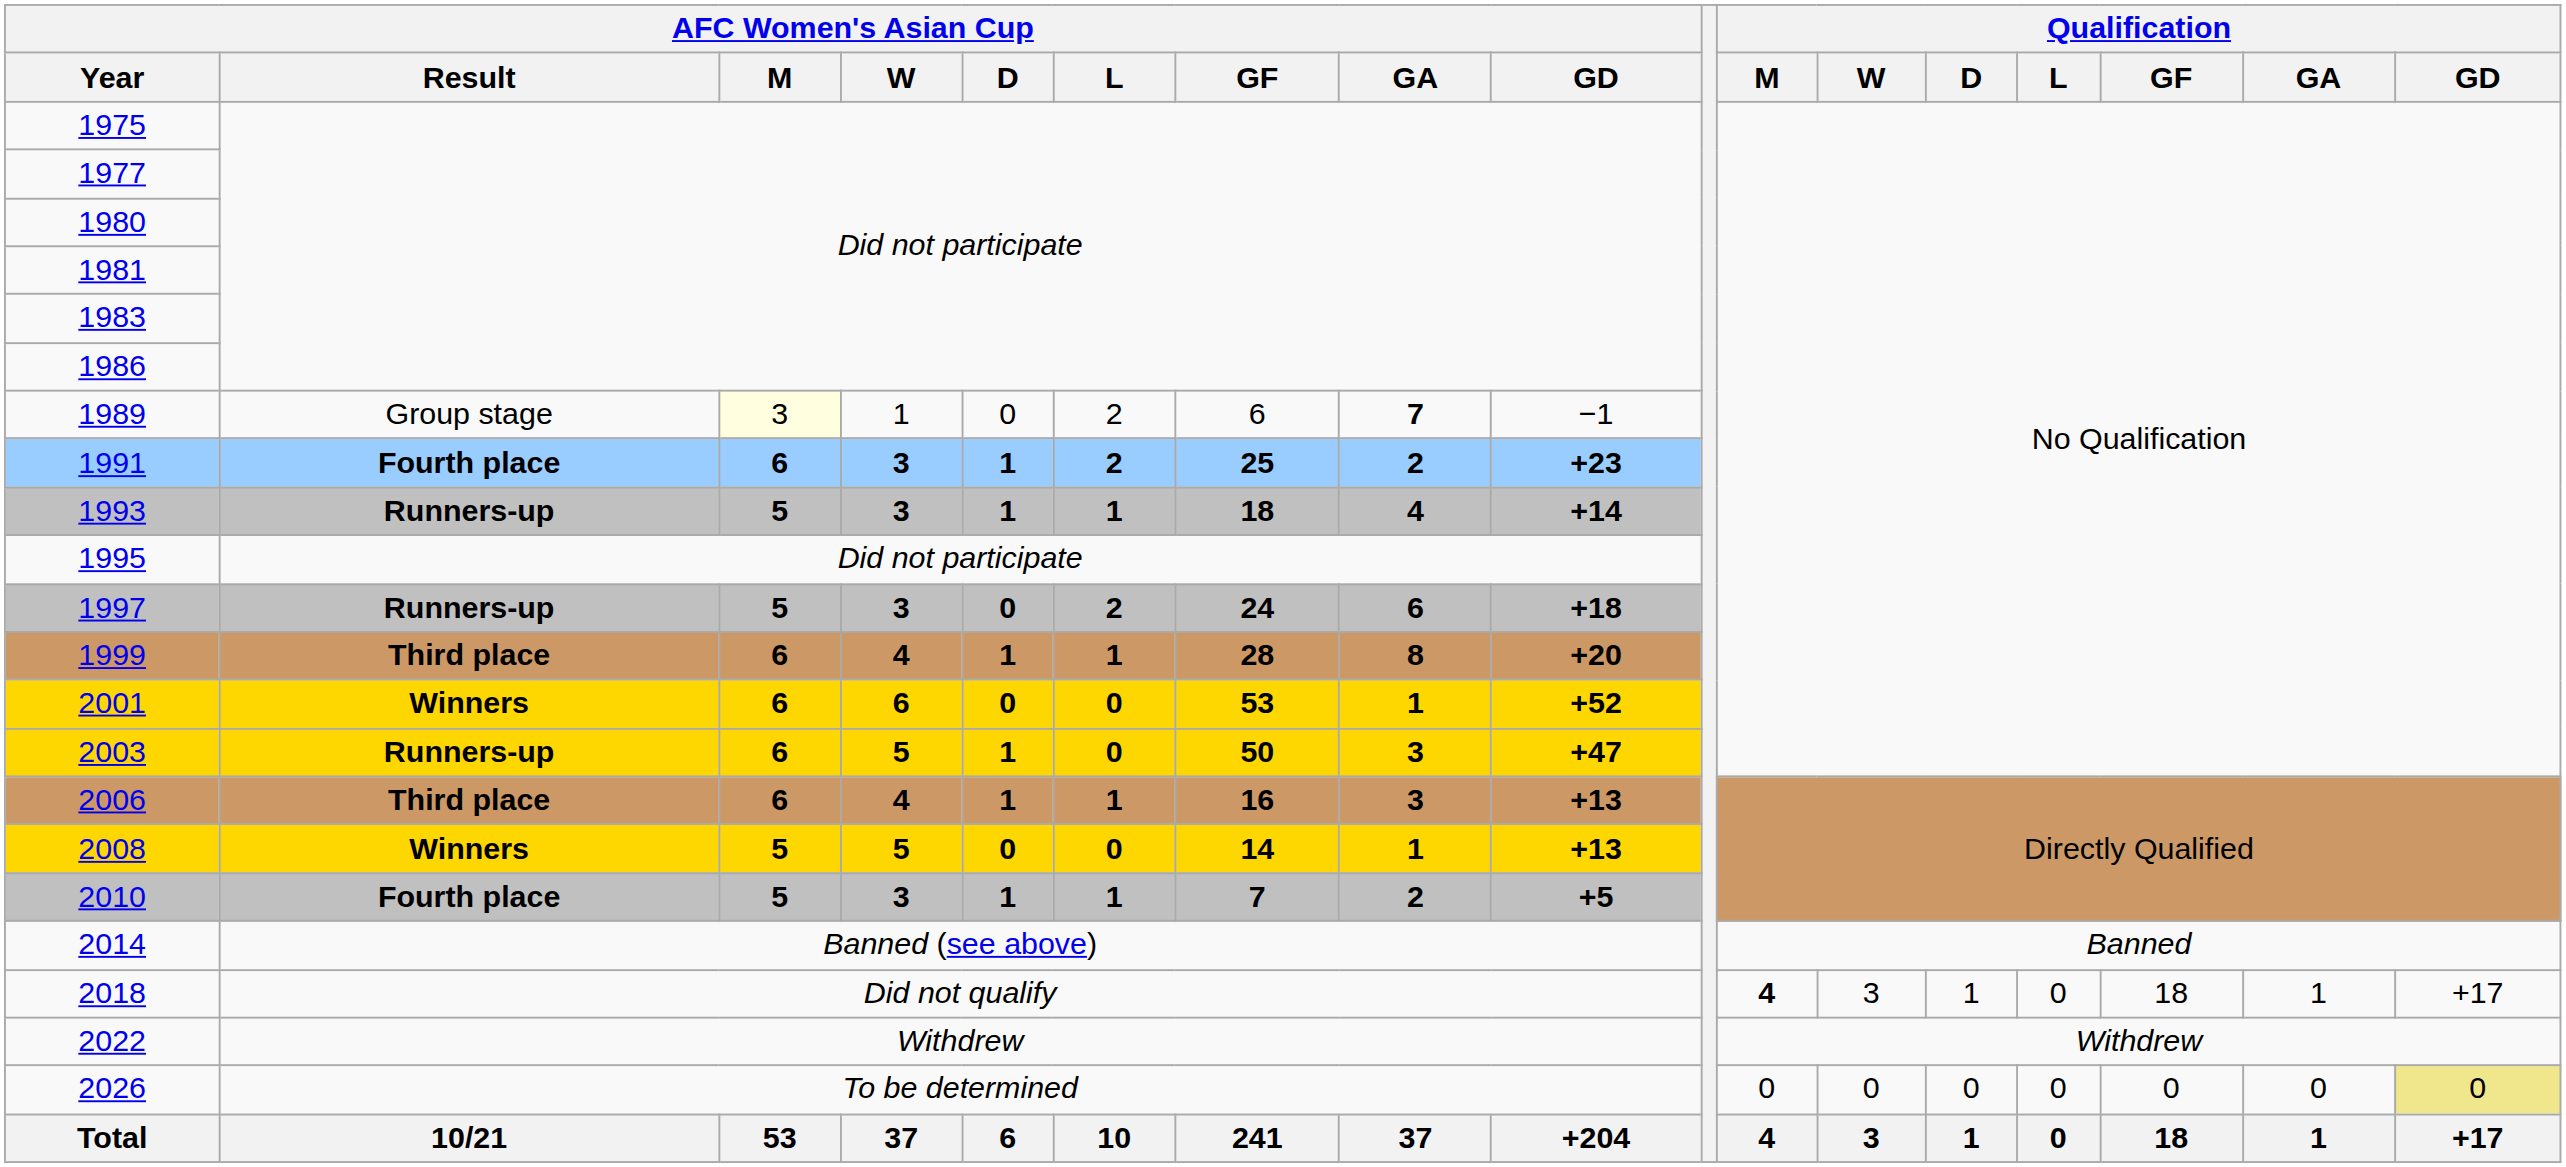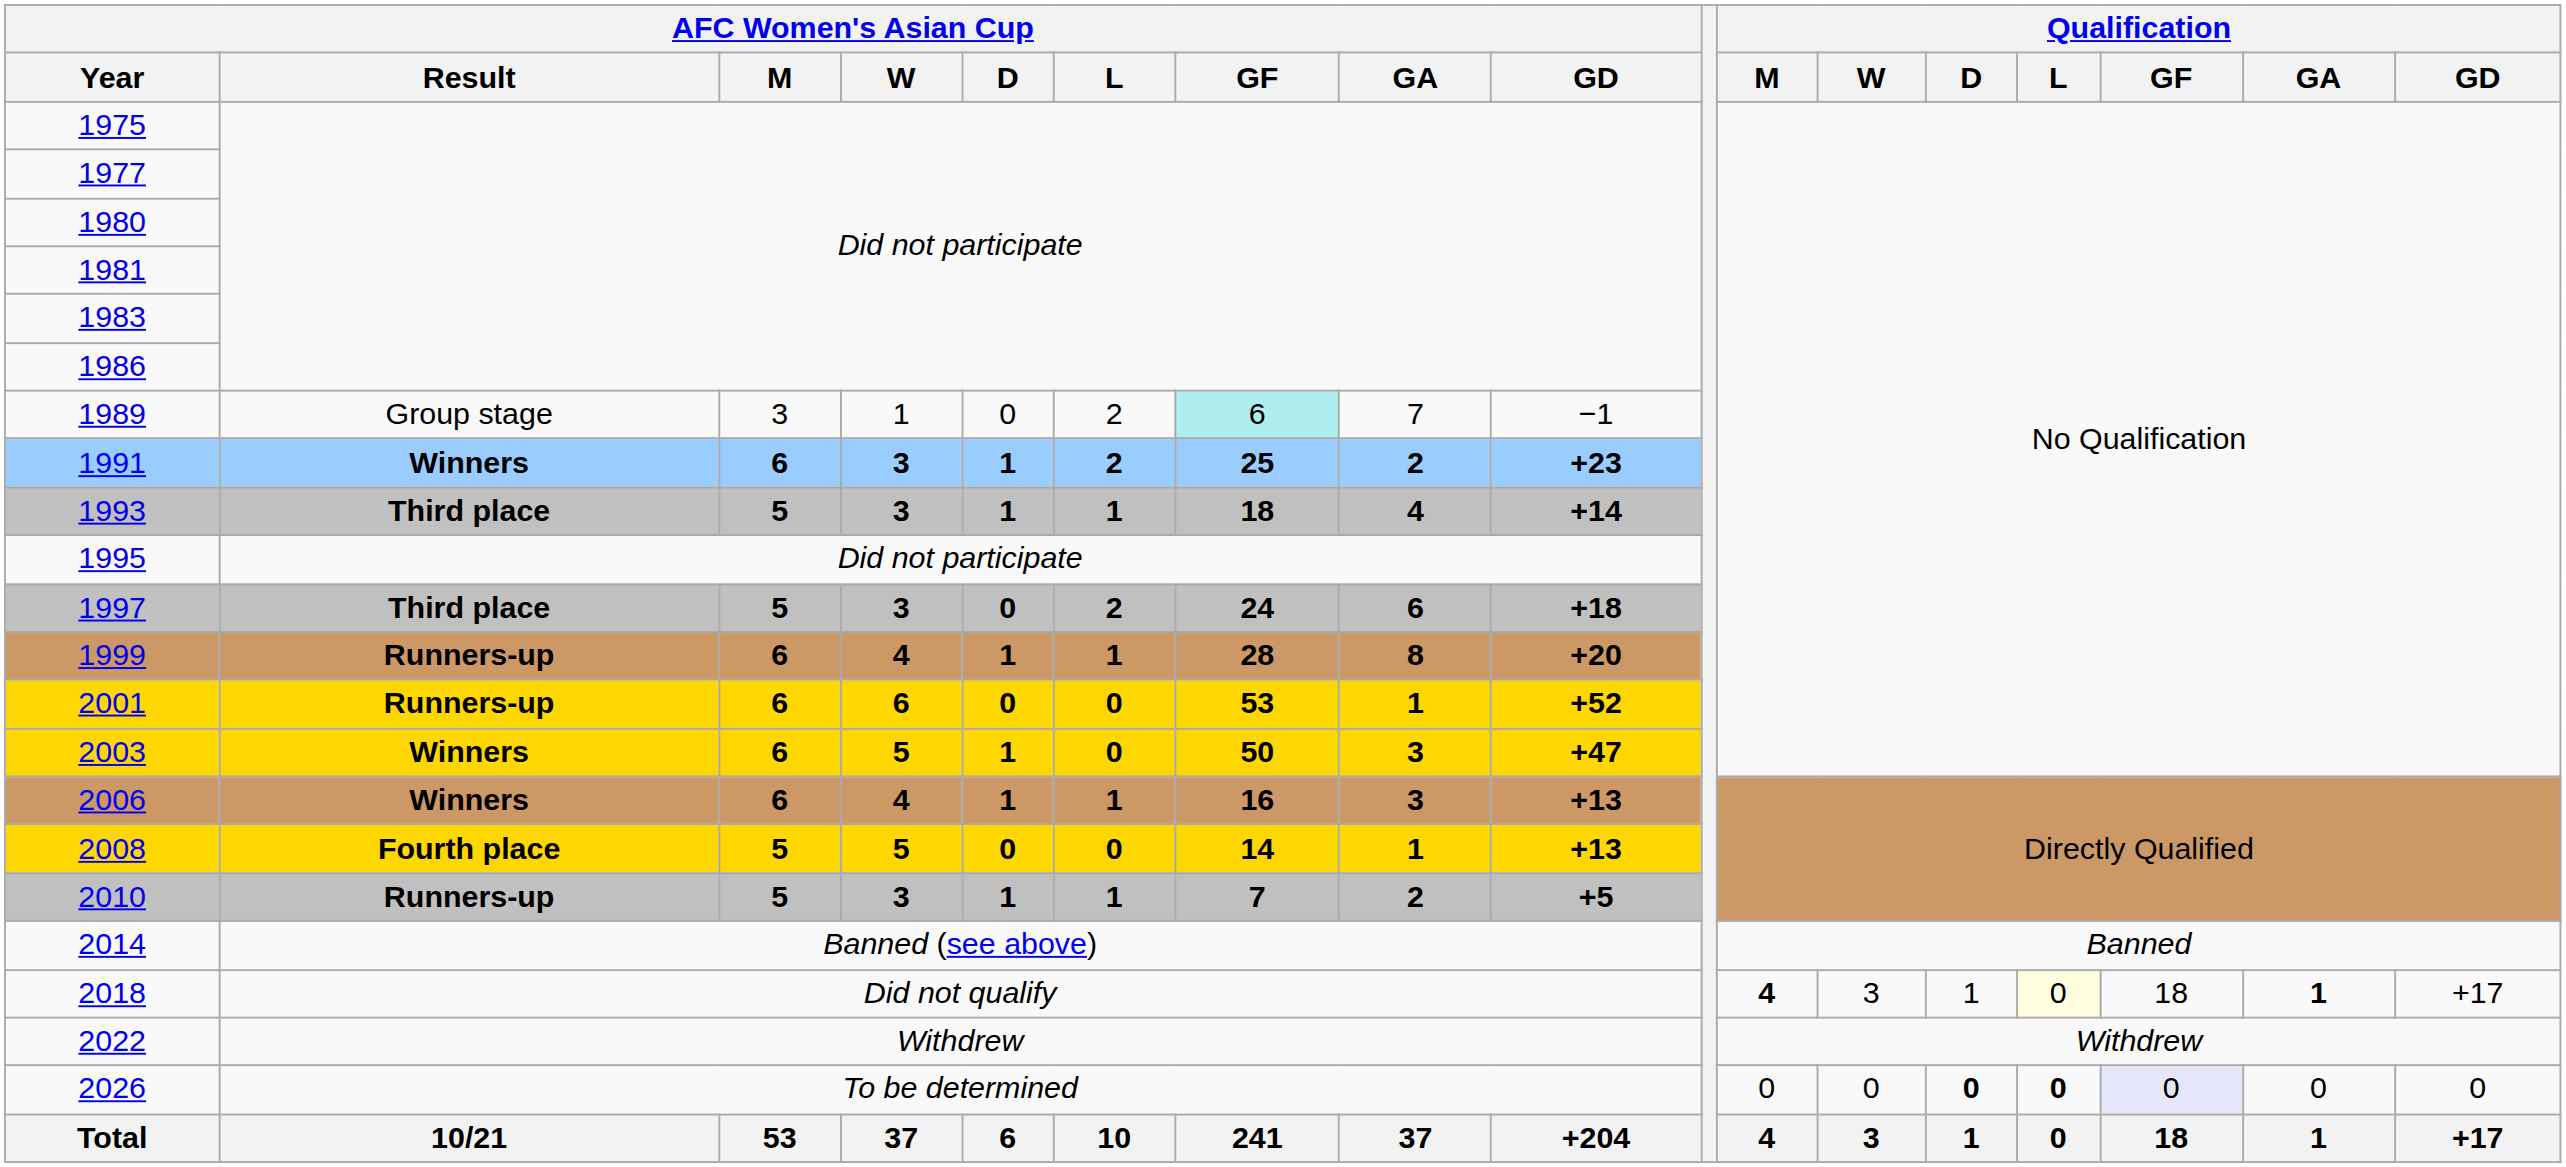(780, 414) lightyellow background -> (780, 414) no background
(1257, 414) no background -> (1257, 414) paleturquoise background
(1415, 414) bold -> (1415, 414) normal
(469, 462) Fourth place -> (469, 462) Winners
(469, 510) Runners-up -> (469, 510) Third place
(469, 607) Runners-up -> (469, 607) Third place
(469, 655) Third place -> (469, 655) Runners-up
(469, 703) Winners -> (469, 703) Runners-up
(469, 751) Runners-up -> (469, 751) Winners
(469, 800) Third place -> (469, 800) Winners
(469, 848) Winners -> (469, 848) Fourth place
(469, 896) Fourth place -> (469, 896) Runners-up
(2058, 992) no background -> (2058, 992) lightyellow background
(2318, 992) normal -> (2318, 992) bold
(1971, 1089) normal -> (1971, 1089) bold
(2058, 1089) normal -> (2058, 1089) bold
(2171, 1089) no background -> (2171, 1089) lavender background
(2478, 1089) khaki background -> (2478, 1089) no background
